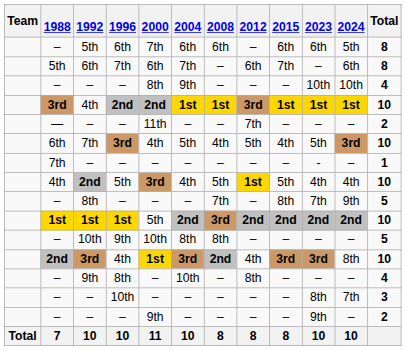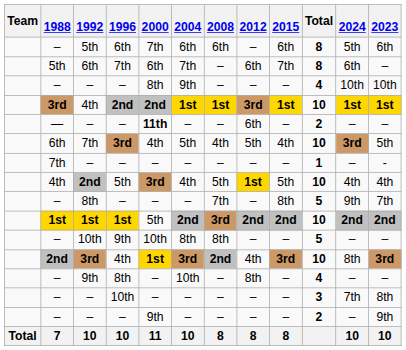columns swapped: (318, 27) <-> (384, 20)
(155, 124) normal -> (155, 124) bold
(253, 124) 7th -> (253, 124) 6th
